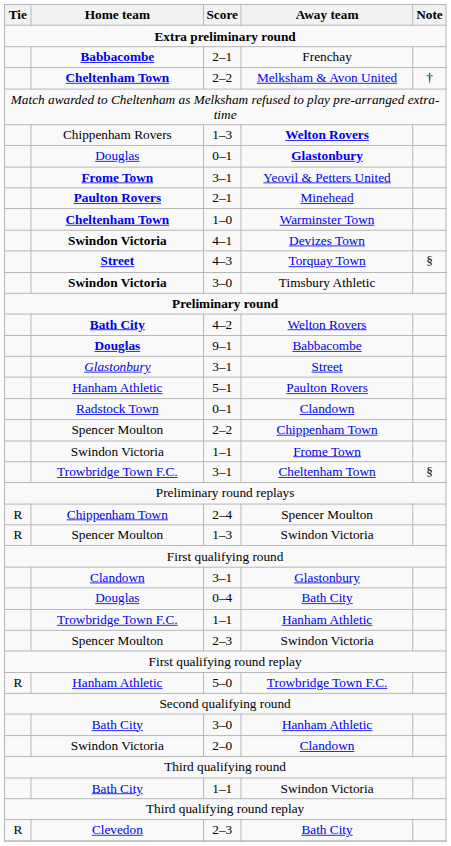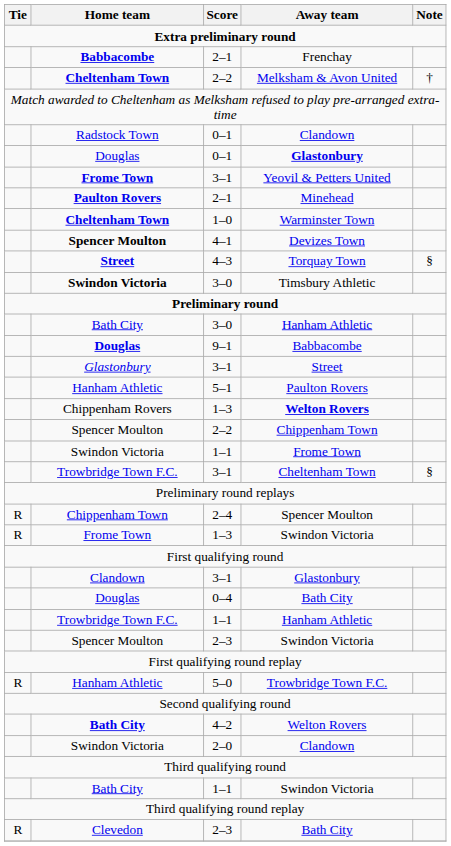rows swapped: (222, 135) <-> (222, 409)
(117, 240) Swindon Victoria -> (117, 240) Spencer Moulton
rows swapped: (222, 324) <-> (222, 724)
(117, 535) Spencer Moulton -> (117, 535) Frome Town
